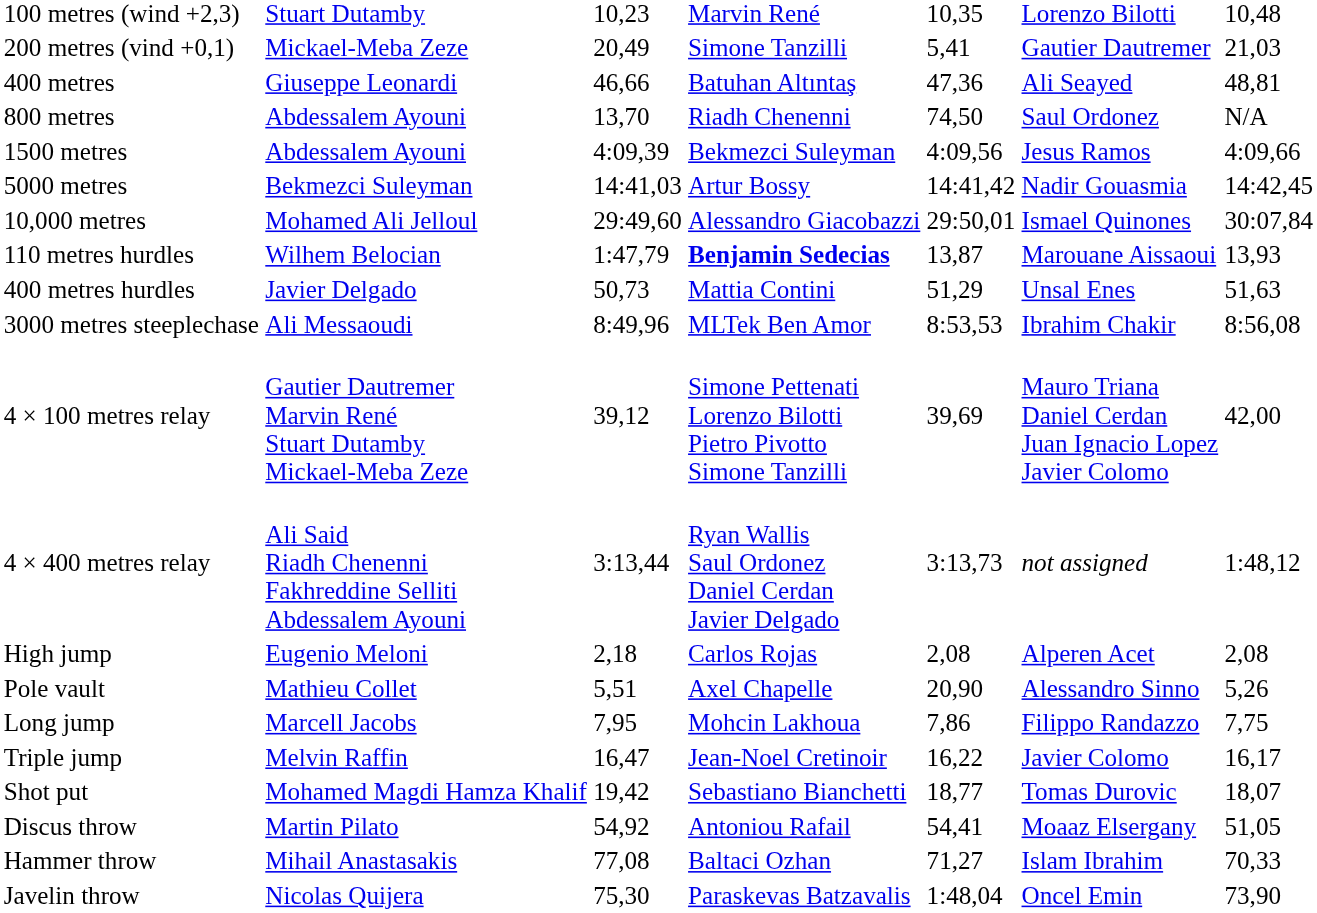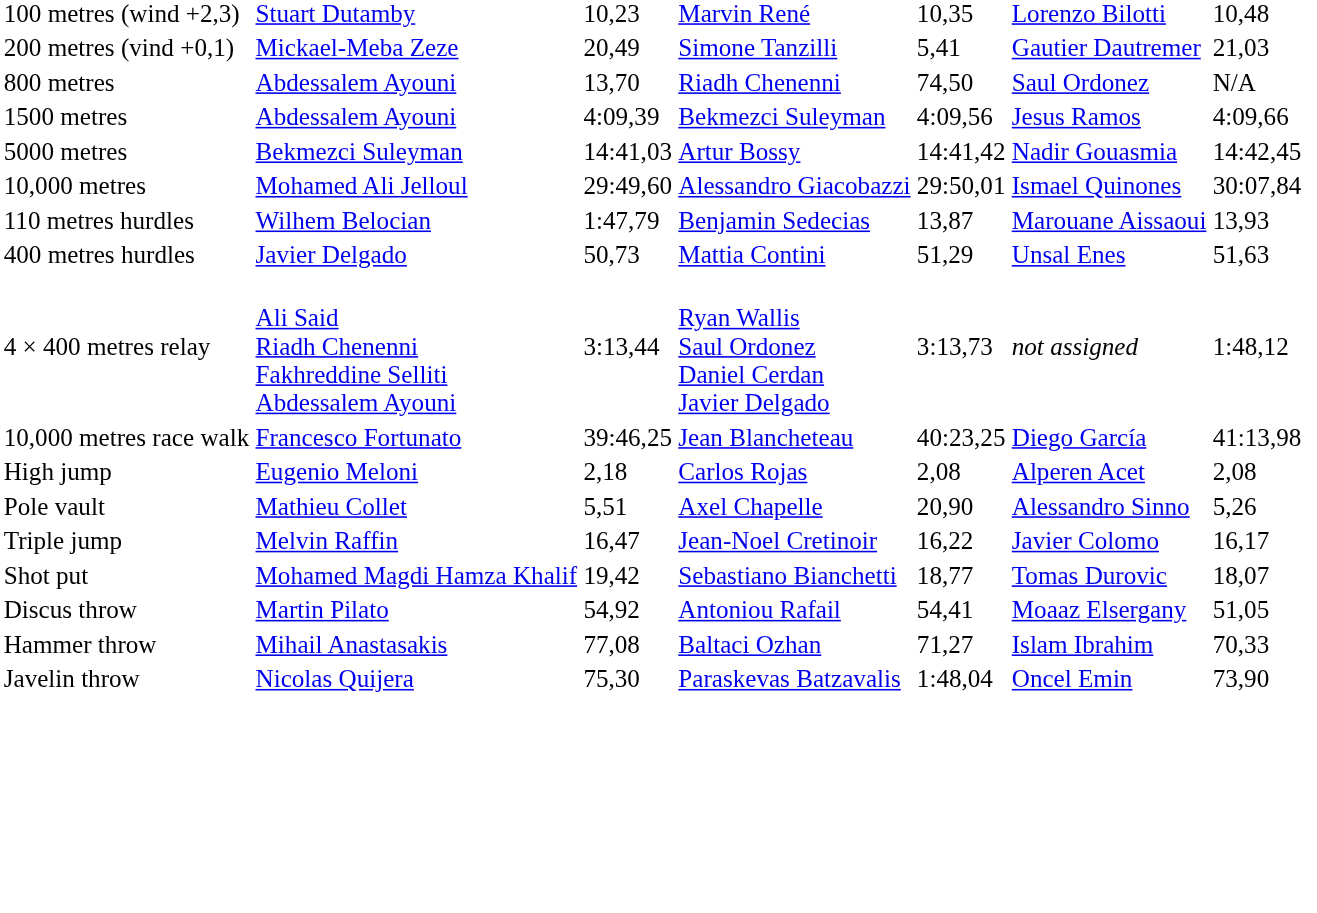- row: (59, 82)
(789, 255) bold -> (774, 220) normal
- row: (131, 324)
- row: (107, 415)
+ row: (126, 437)
- row: (59, 723)
